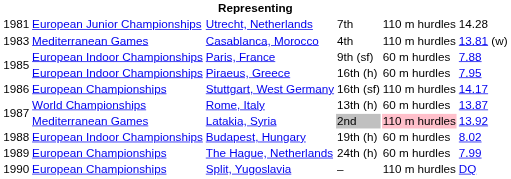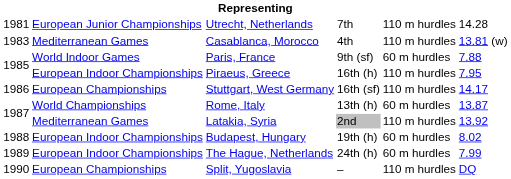(117, 57) European Indoor Championships -> (86, 57) World Indoor Games
(417, 73) 60 m hurdles -> (419, 73) 110 m hurdles
(419, 121) pink background -> (419, 121) no background
(99, 153) European Championships -> (117, 153) European Indoor Championships
